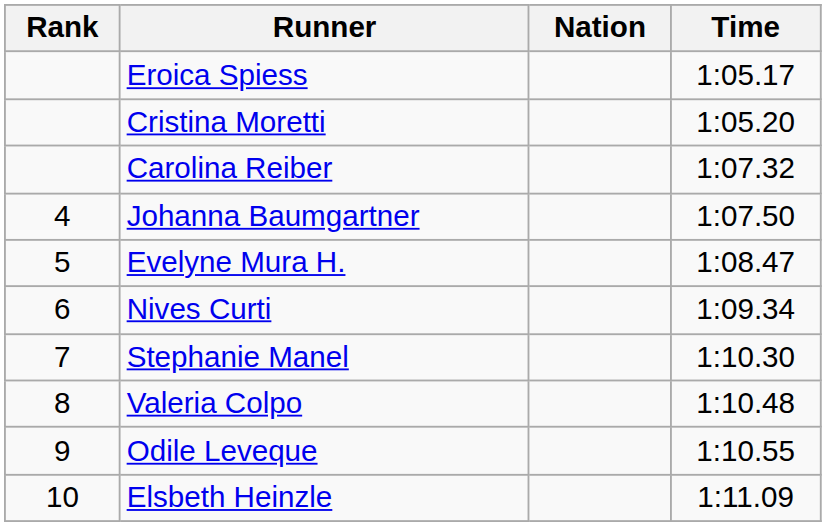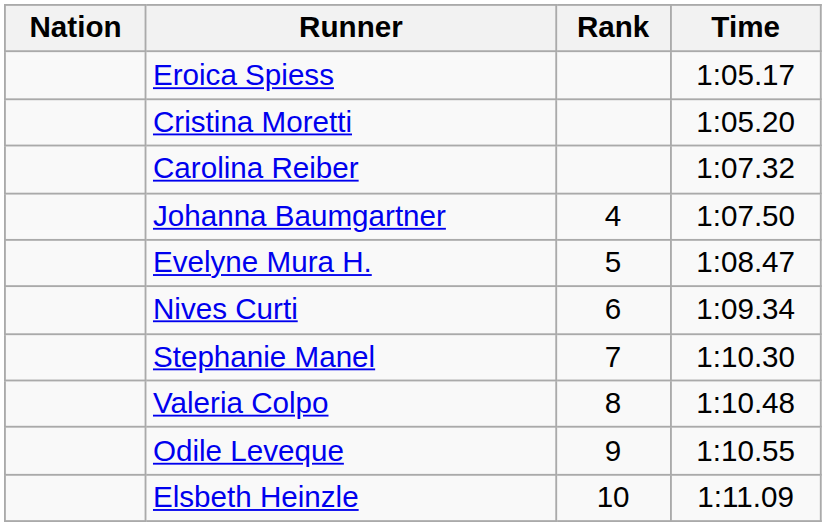columns swapped: (62, 27) <-> (600, 27)
